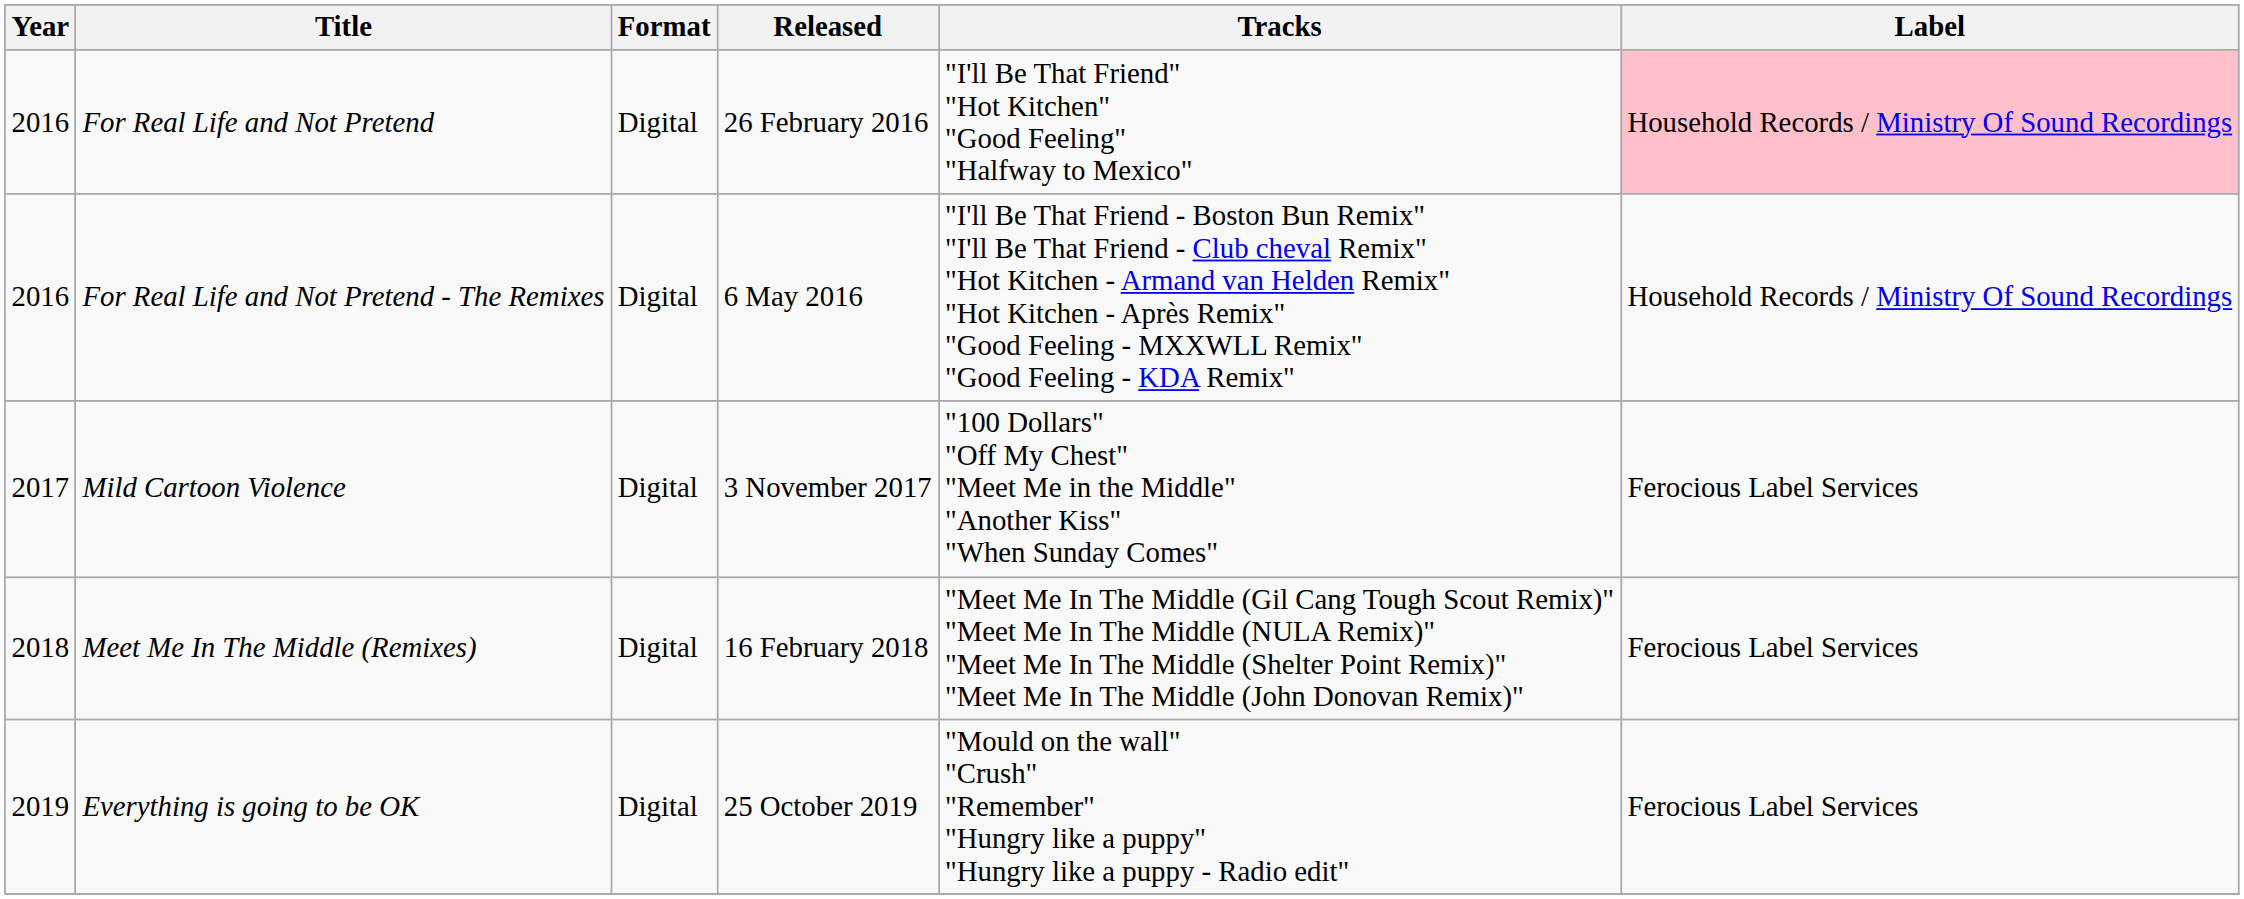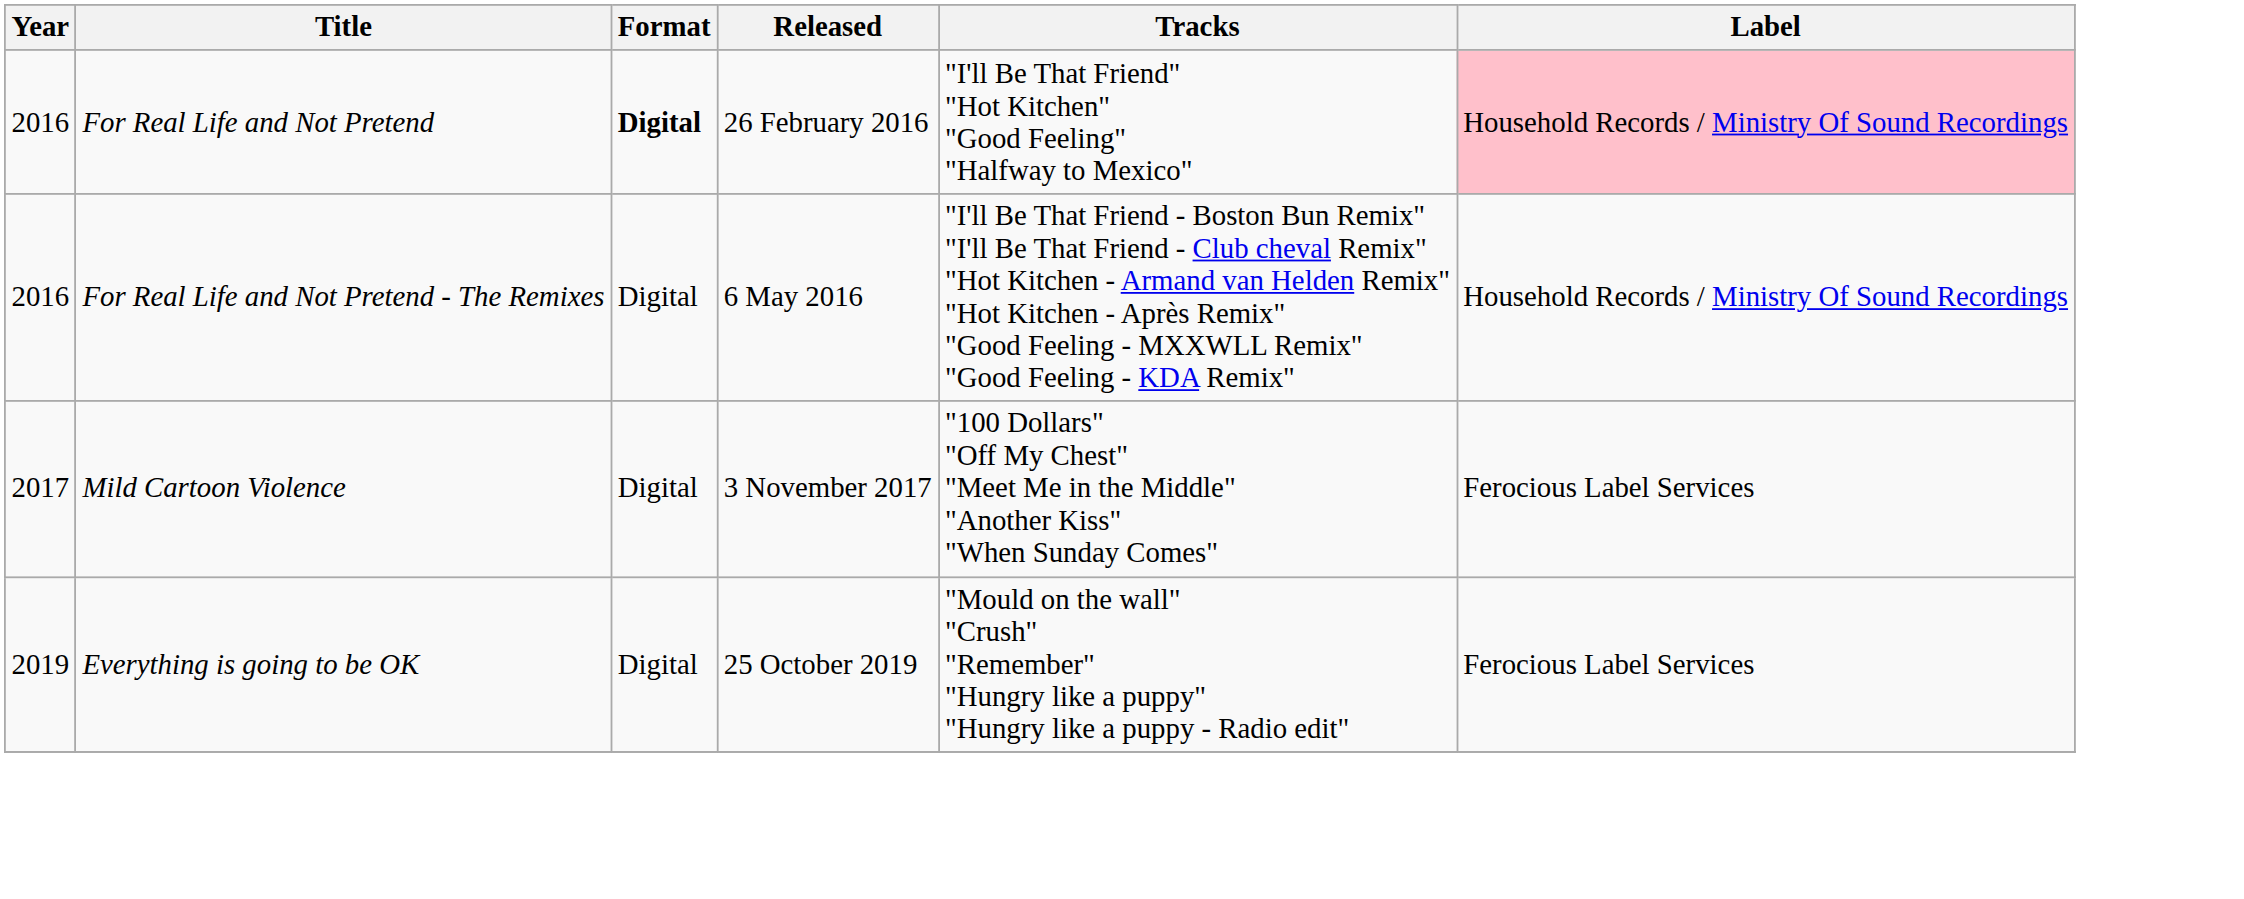(658, 121) normal -> (659, 121) bold
- row: (280, 647)
